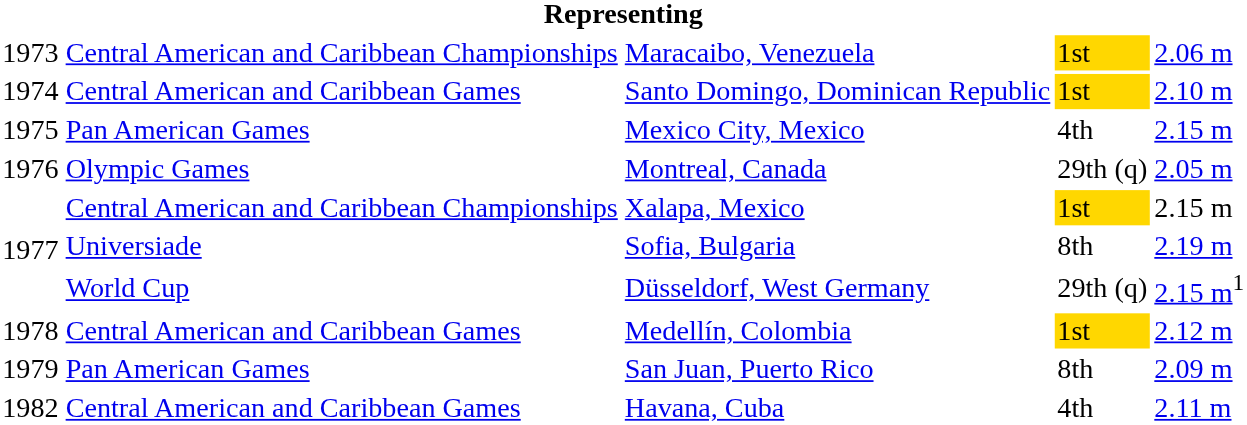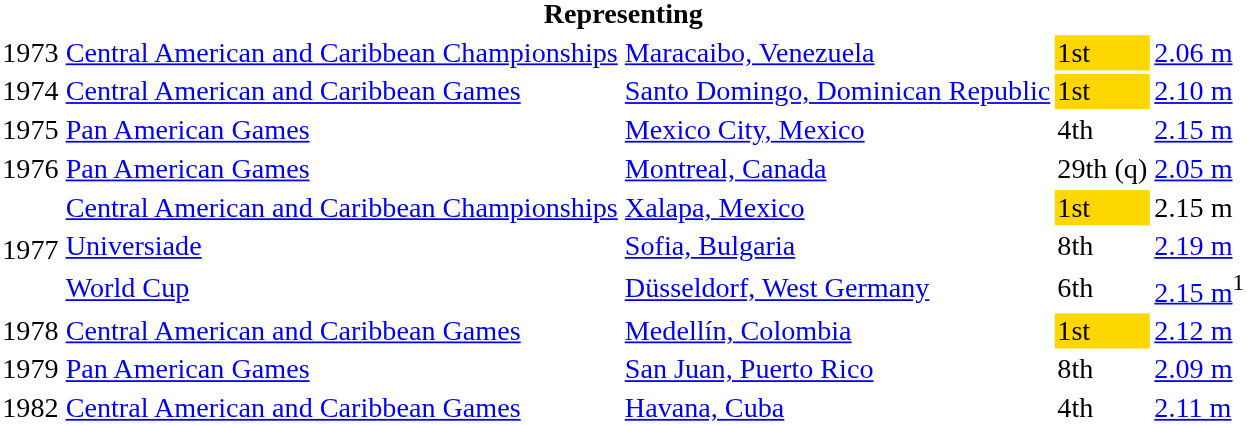(158, 168) Olympic Games -> (188, 168) Pan American Games
(1102, 288) 29th (q) -> (1075, 288) 6th
